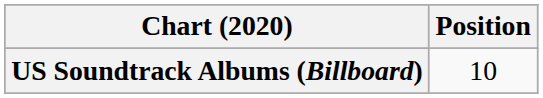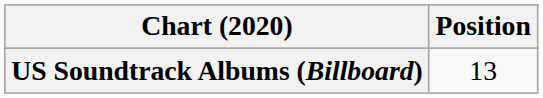(483, 70) 10 -> (483, 70) 13
